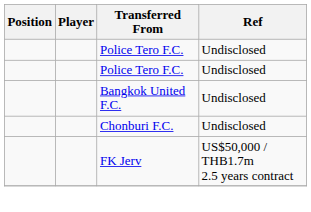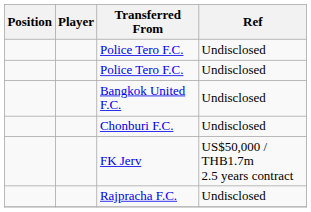+ row: (139, 196)
